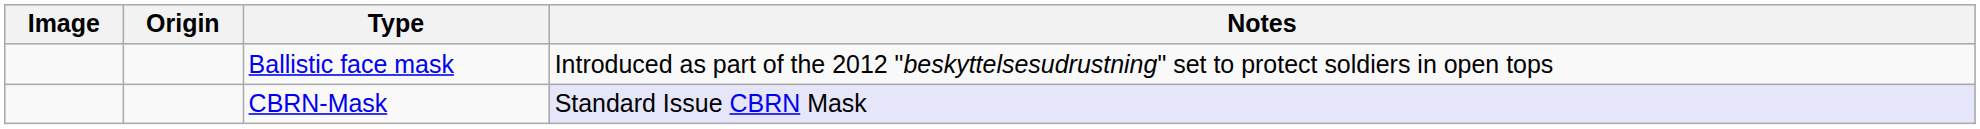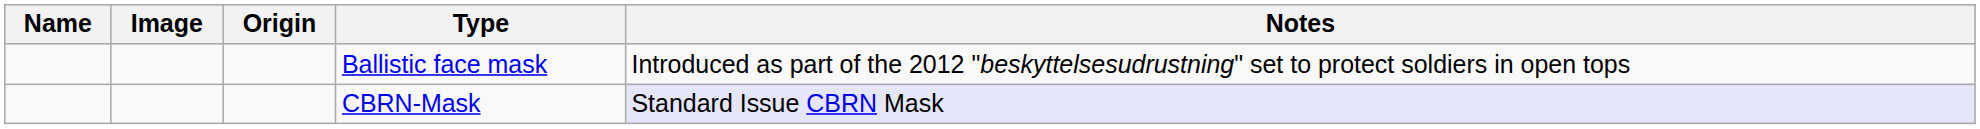+ column: (58, 24)
